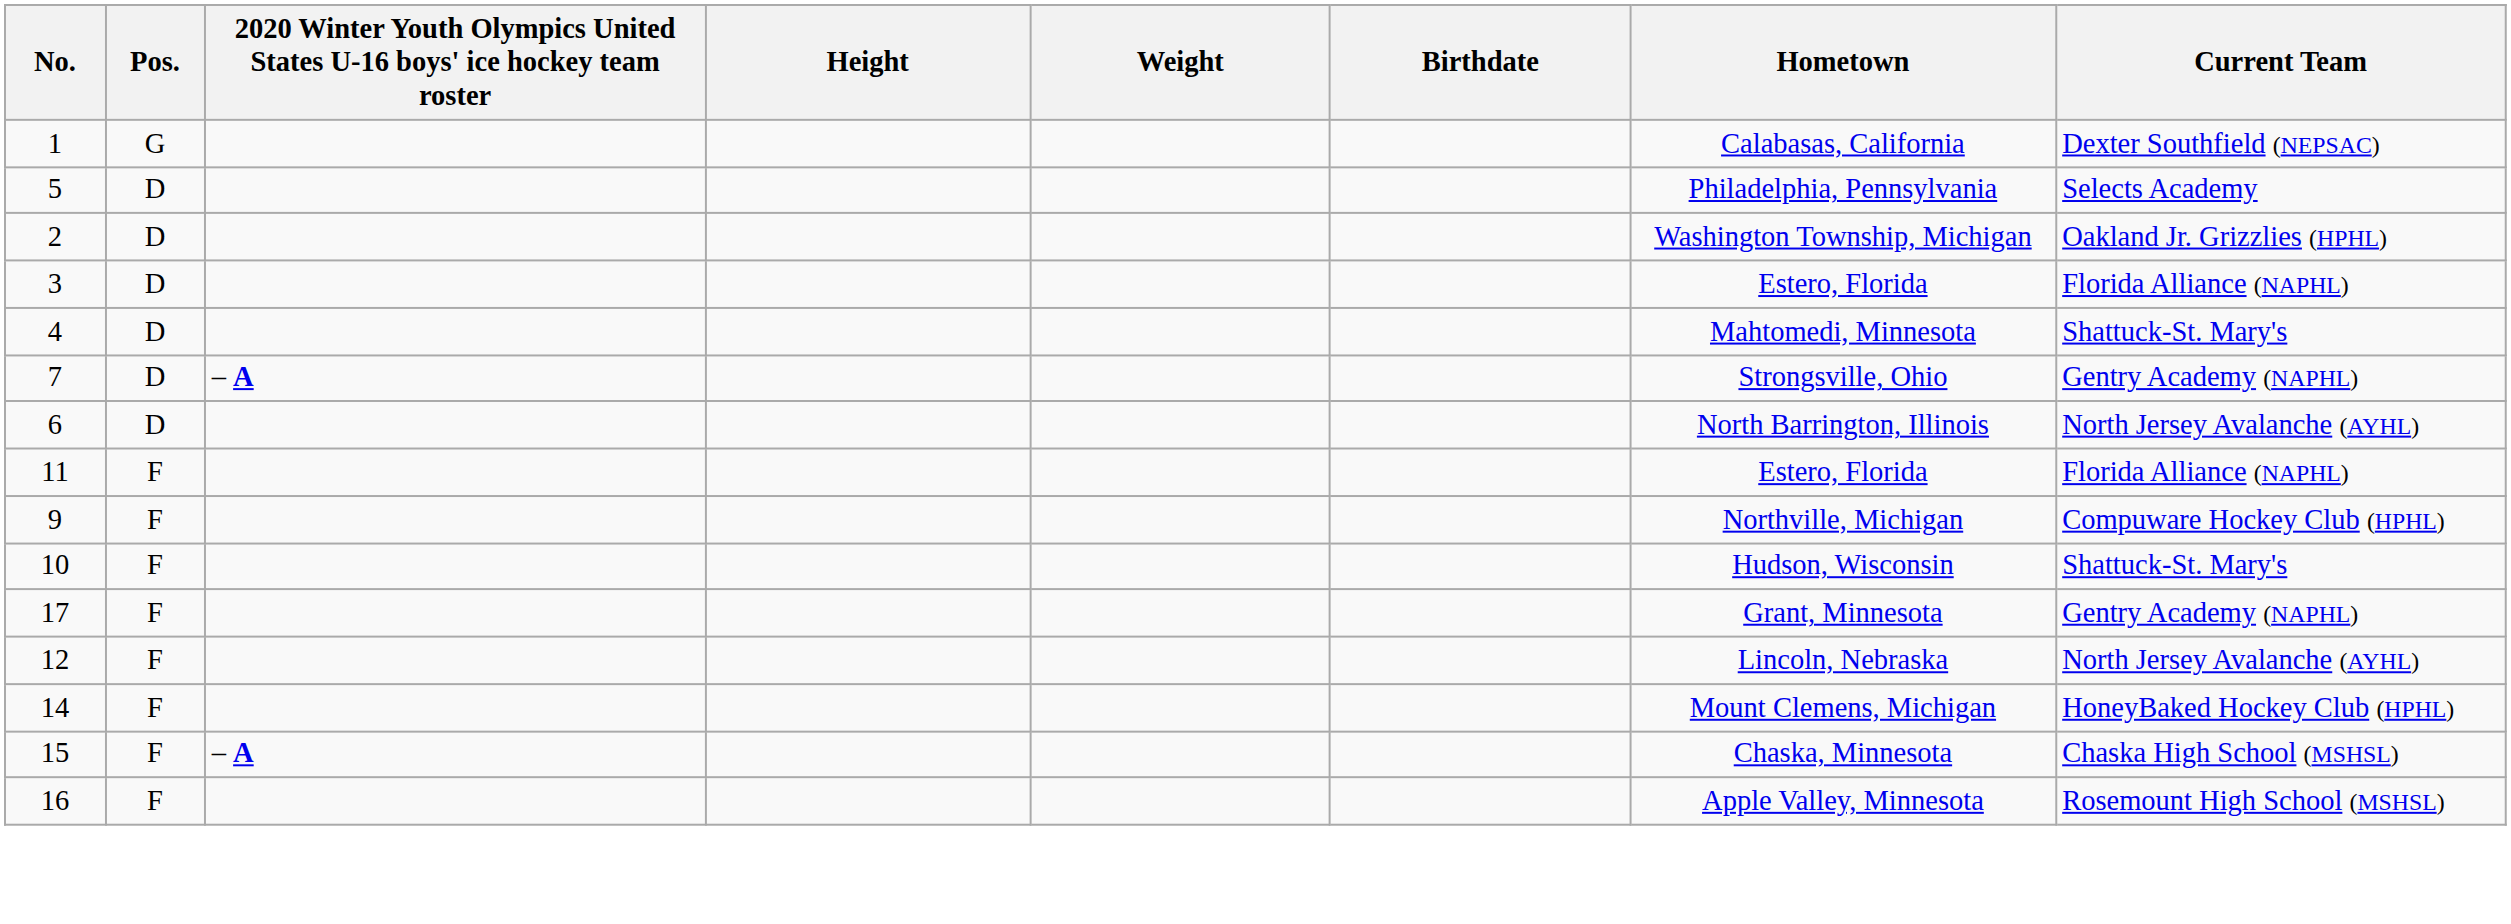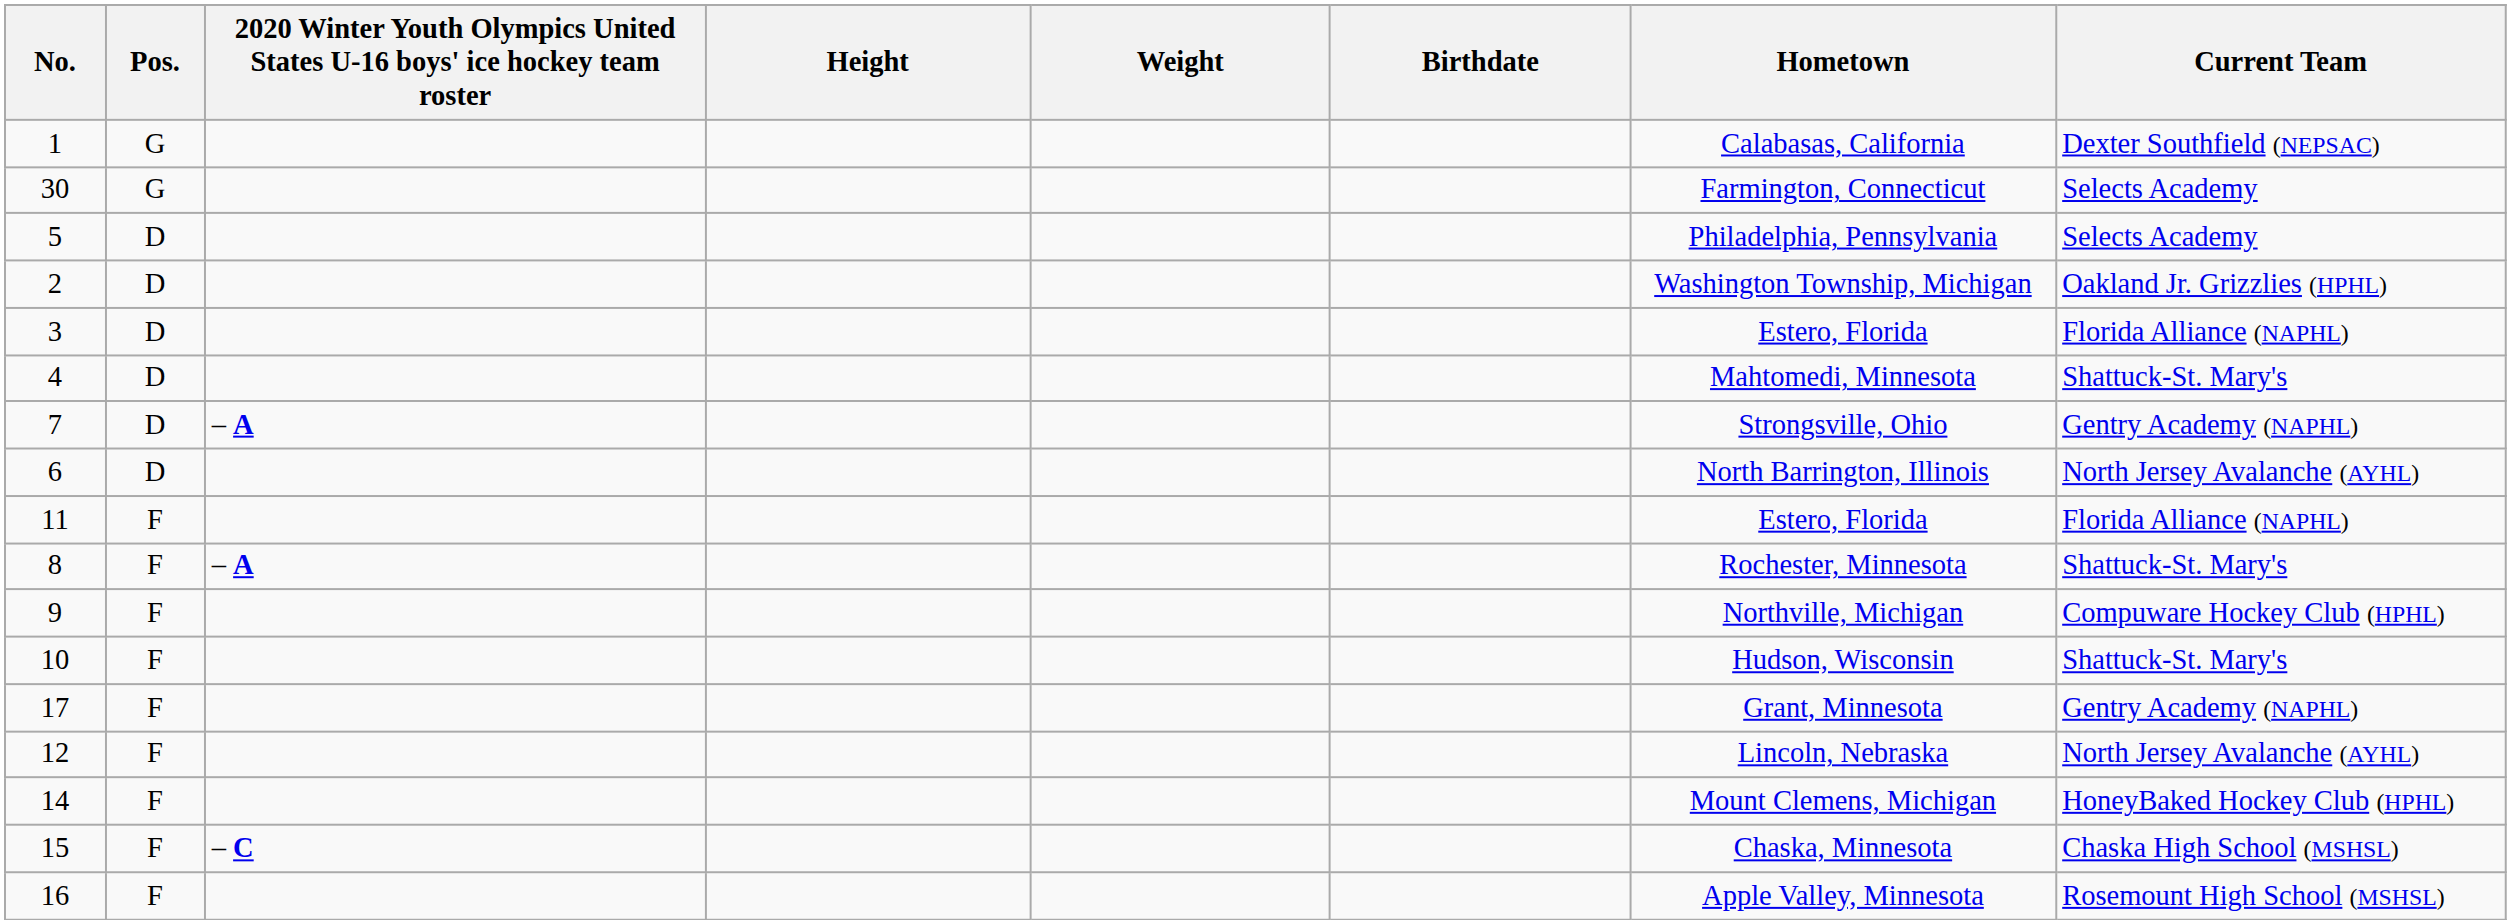+ row: (55, 189)
+ row: (55, 565)
(233, 754) – A -> (233, 848) – C
